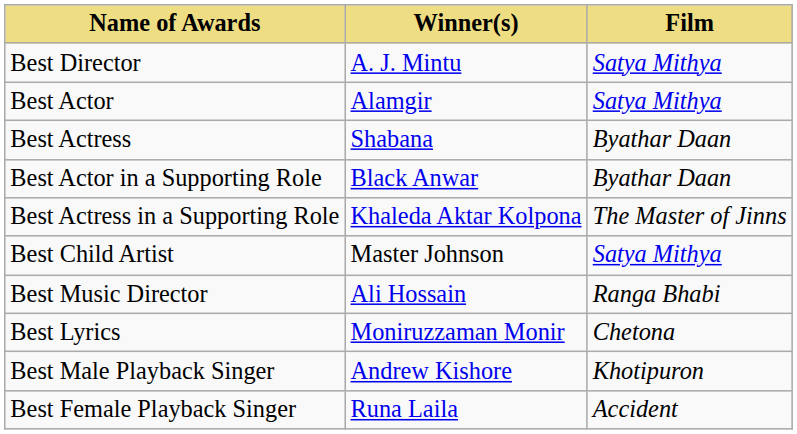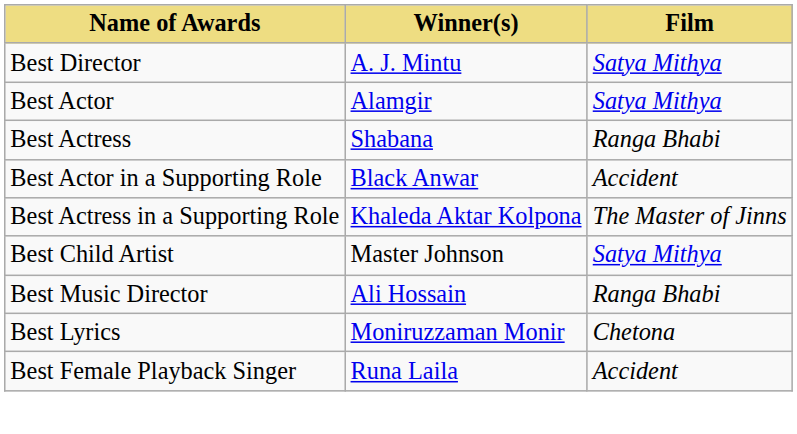(662, 139) Byathar Daan -> (657, 139) Ranga Bhabi
(662, 178) Byathar Daan -> (635, 178) Accident
- row: (142, 370)
